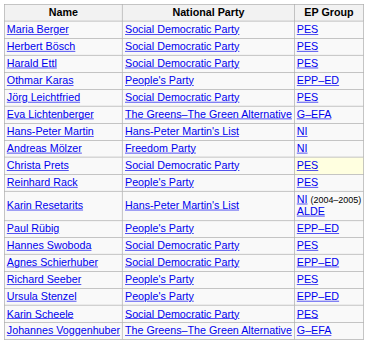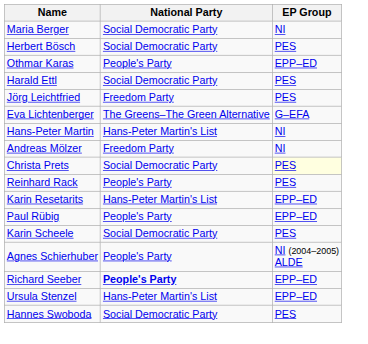(308, 30) PES -> (280, 30) NI
rows swapped: (32, 64) <-> (40, 81)
(182, 98) Social Democratic Party -> (138, 98) Freedom Party
(329, 206) NI (2004–2005) ALDE -> (296, 200) EPP–ED
rows swapped: (40, 314) <-> (49, 246)
(182, 263) Social Democratic Party -> (137, 257) People's Party
(318, 263) EPP–ED -> (307, 257) NI (2004–2005) ALDE
(159, 280) normal -> (140, 280) bold
(308, 280) PES -> (296, 280) EPP–ED
(159, 297) People's Party -> (160, 297) Hans-Peter Martin's List
- row: (63, 331)
